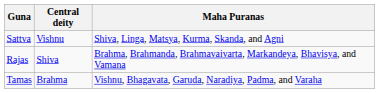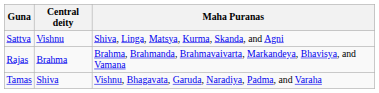(48, 59) Shiva -> (52, 59) Brahma
(52, 80) Brahma -> (48, 80) Shiva
